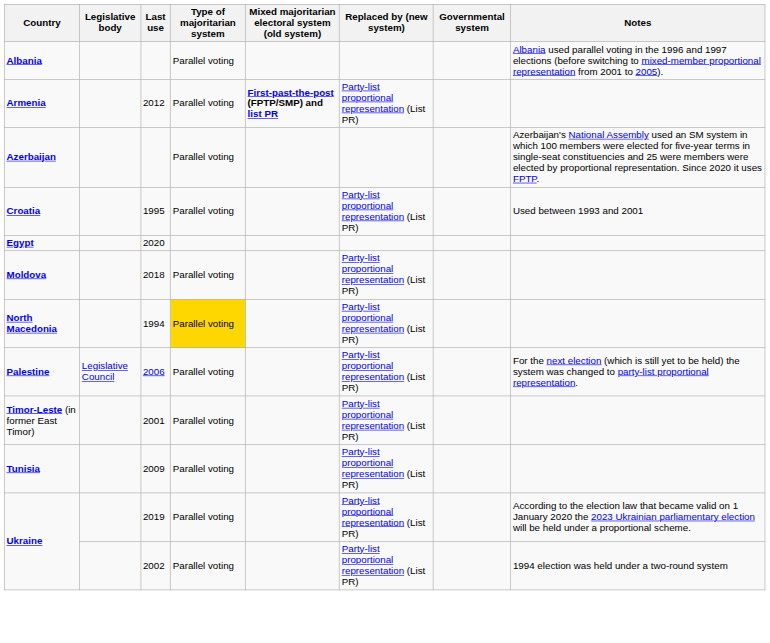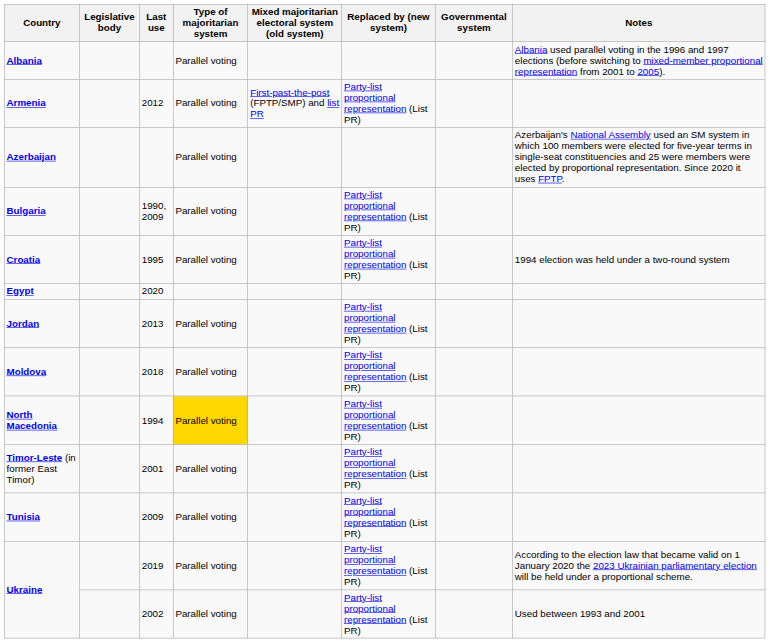(291, 103) bold -> (295, 103) normal
+ row: (26, 211)
(578, 211) Used between 1993 and 2001 -> (622, 259) 1994 election was held under a two-round system
+ row: (23, 323)
- row: (28, 372)
(620, 565) 1994 election was held under a two-round system -> (580, 614) Used between 1993 and 2001
